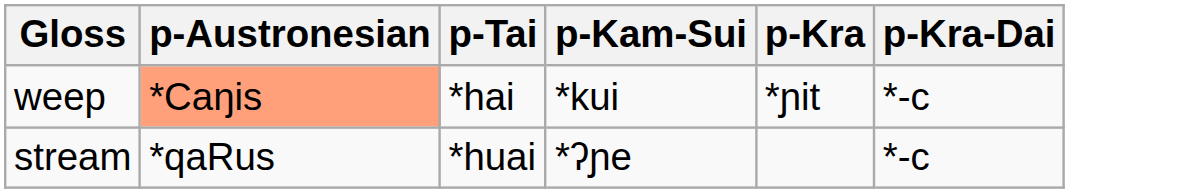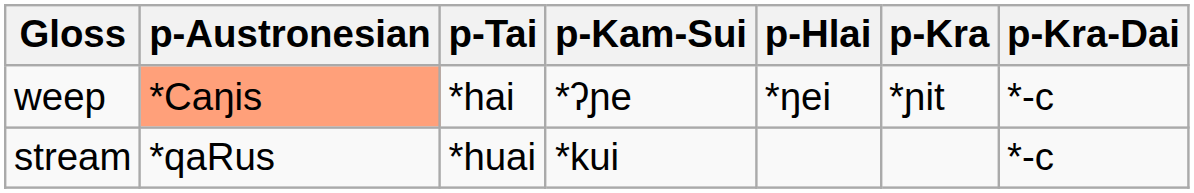+ column: (818, 34)
(587, 95) *kui -> (593, 95) *ʔɲe
(593, 156) *ʔɲe -> (587, 156) *kui
